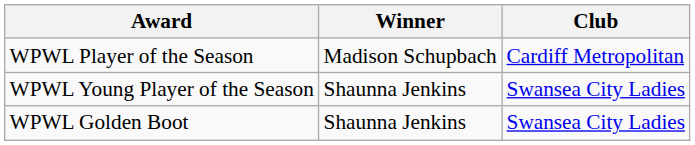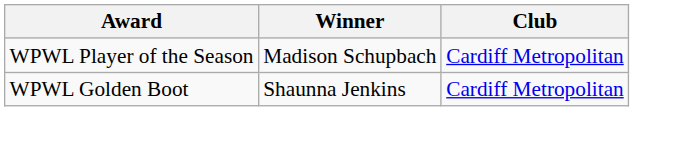- row: (162, 88)
(596, 122) Swansea City Ladies -> (535, 88) Cardiff Metropolitan
